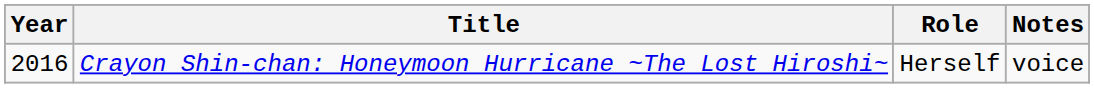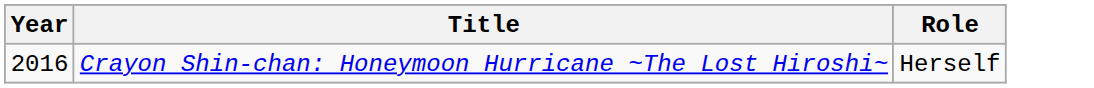- column: (1048, 25)
